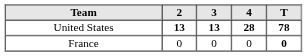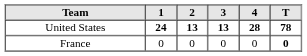+ column: (161, 12)
